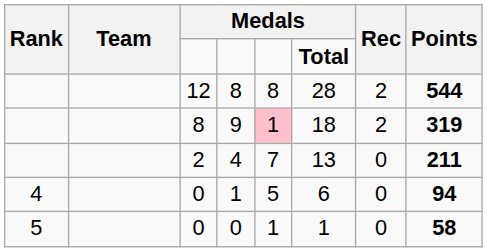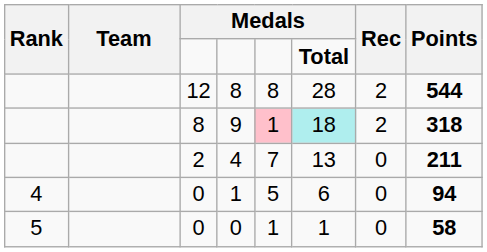(324, 125) no background -> (324, 125) paleturquoise background
(444, 125) 319 -> (444, 125) 318
